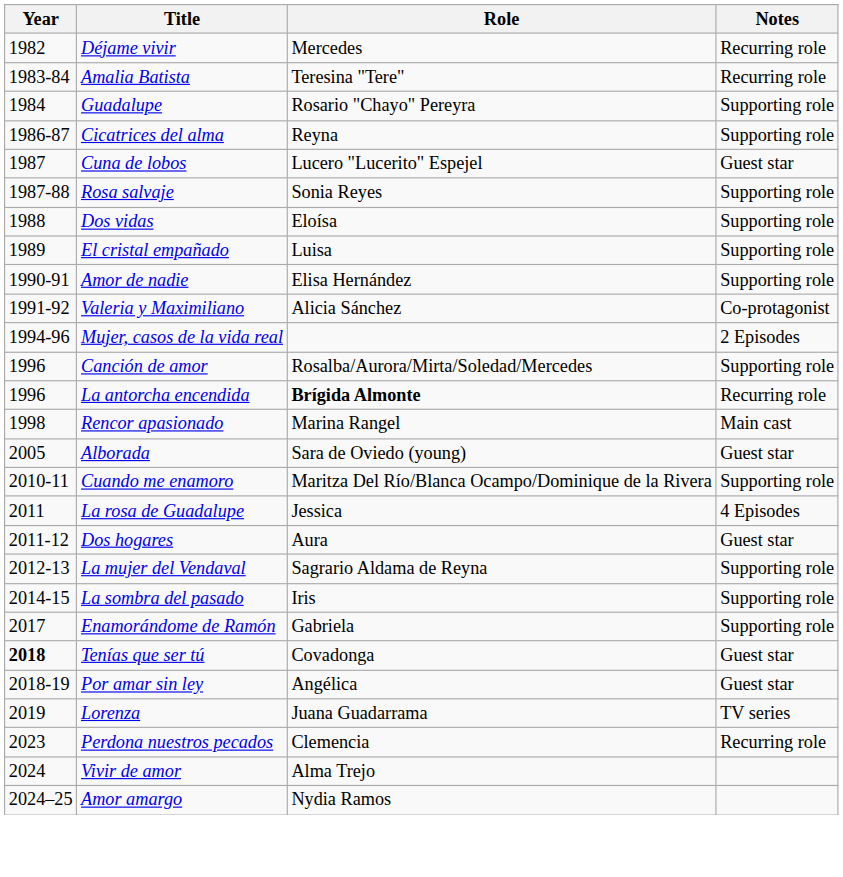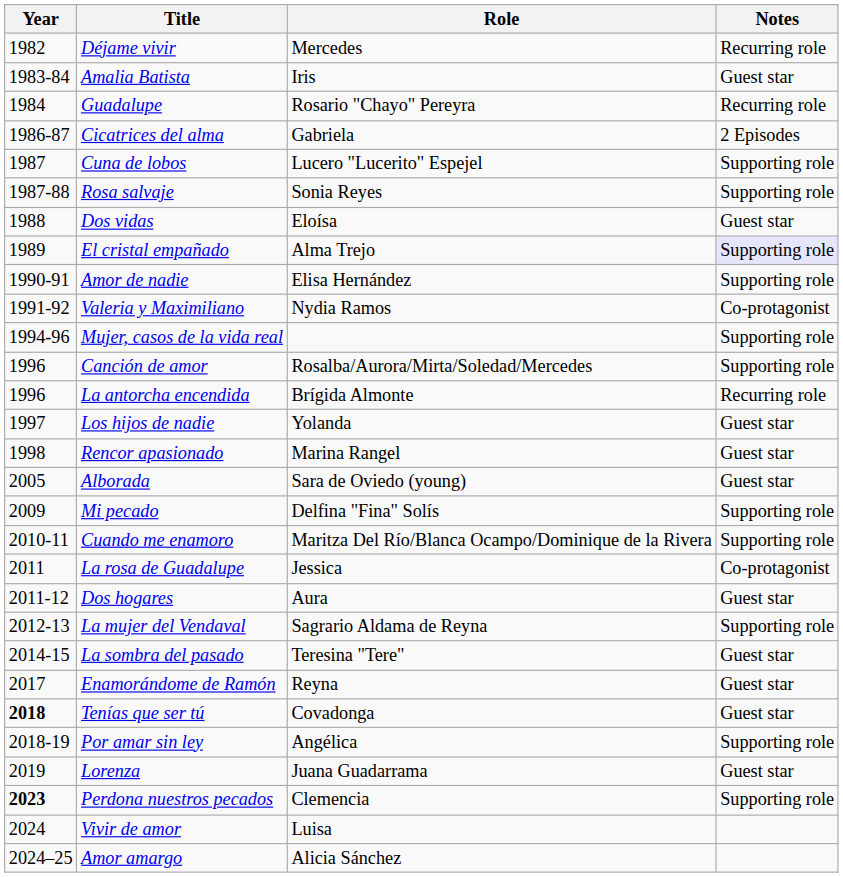(348, 76) Teresina "Tere" -> (304, 76) Iris
(773, 76) Recurring role -> (757, 76) Guest star
(777, 105) Supporting role -> (773, 105) Recurring role
(315, 134) Reyna -> (323, 134) Gabriela
(777, 134) Supporting role -> (760, 134) 2 Episodes
(757, 163) Guest star -> (777, 163) Supporting role
(777, 221) Supporting role -> (757, 221) Guest star
(312, 250) Luisa -> (333, 250) Alma Trejo
(777, 250) no background -> (777, 250) lavender background
(346, 308) Alicia Sánchez -> (341, 308) Nydia Ramos
(760, 337) 2 Episodes -> (777, 337) Supporting role
(356, 395) bold -> (352, 395) normal
+ row: (148, 423)
(756, 423) Main cast -> (757, 452) Guest star
+ row: (120, 510)
(760, 510) 4 Episodes -> (775, 568) Co-protagonist
(304, 597) Iris -> (348, 655) Teresina "Tere"
(777, 597) Supporting role -> (757, 655) Guest star
(323, 626) Gabriela -> (315, 684) Reyna
(777, 626) Supporting role -> (757, 684) Guest star
(757, 684) Guest star -> (777, 742) Supporting role
(755, 713) TV series -> (757, 771) Guest star
(27, 742) normal -> (27, 800) bold
(773, 742) Recurring role -> (777, 800) Supporting role
(333, 771) Alma Trejo -> (312, 828) Luisa
(341, 800) Nydia Ramos -> (346, 857) Alicia Sánchez
